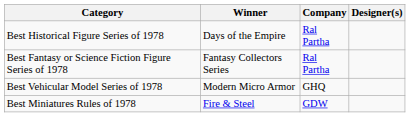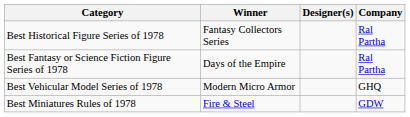columns swapped: (324, 12) <-> (377, 12)
(244, 35) Days of the Empire -> (242, 35) Fantasy Collectors Series
(242, 64) Fantasy Collectors Series -> (244, 64) Days of the Empire
